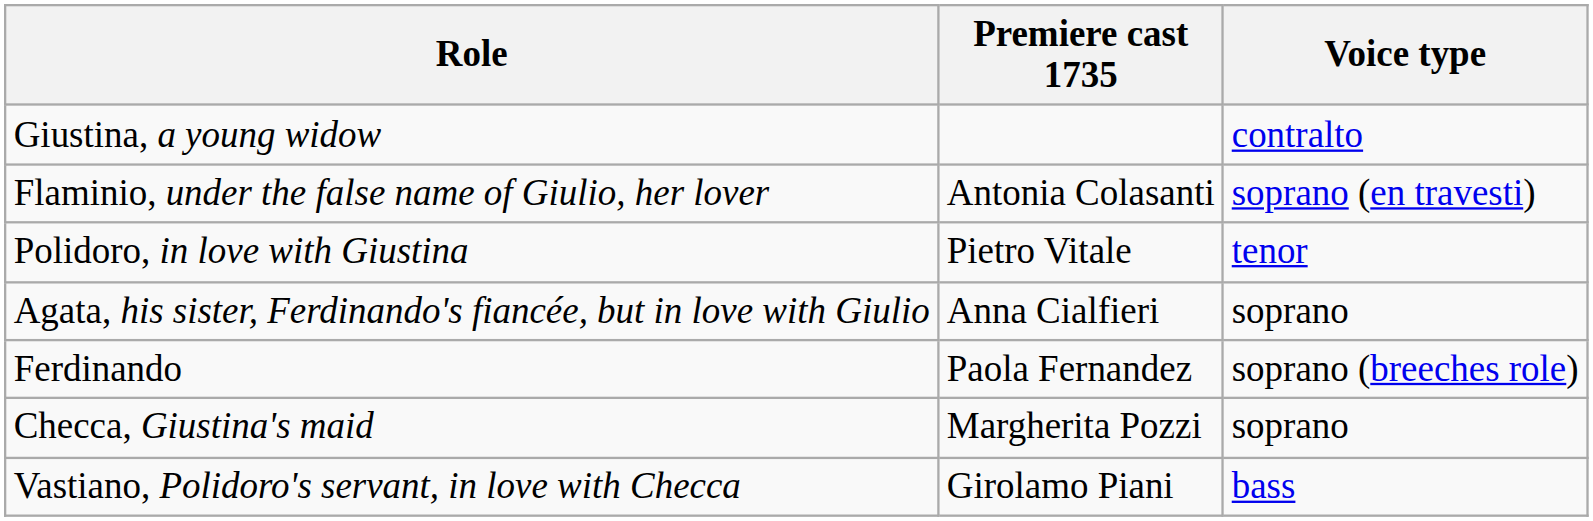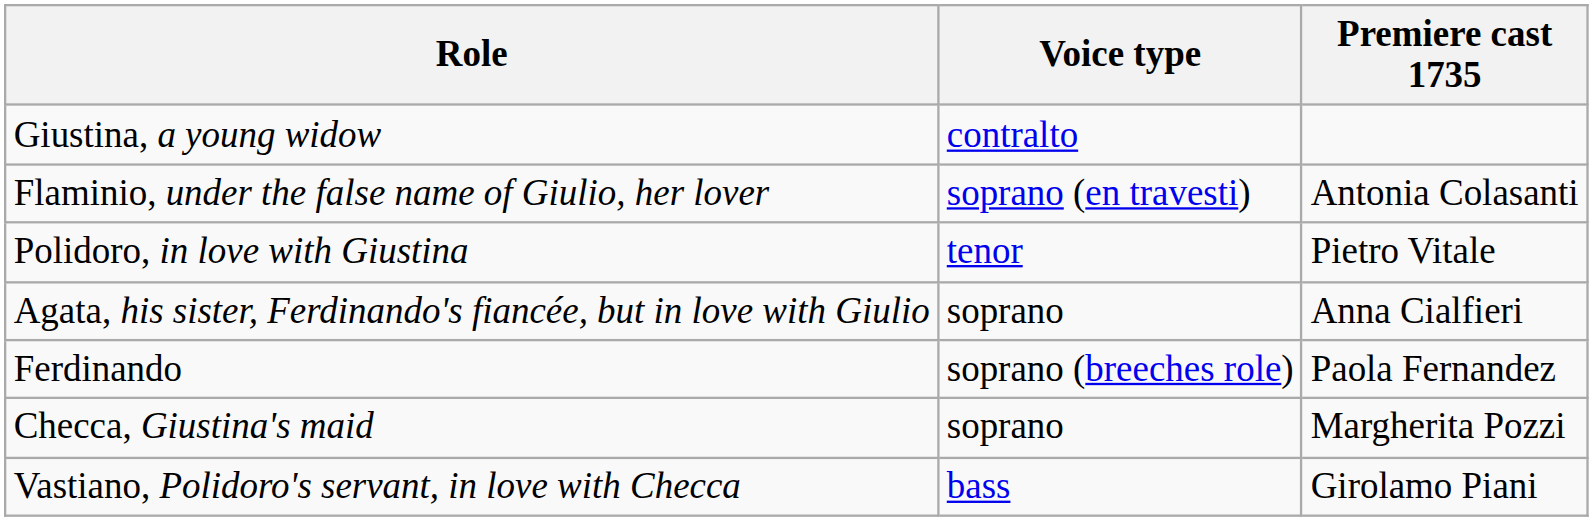columns swapped: (1405, 54) <-> (1081, 54)
